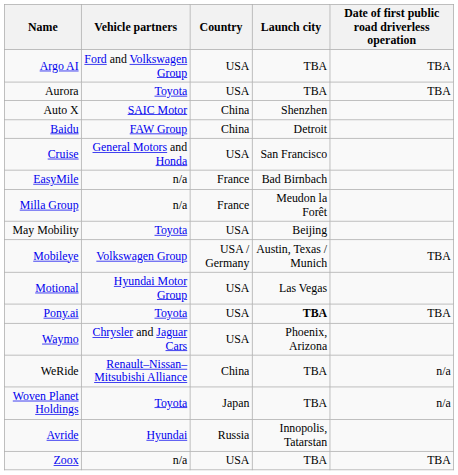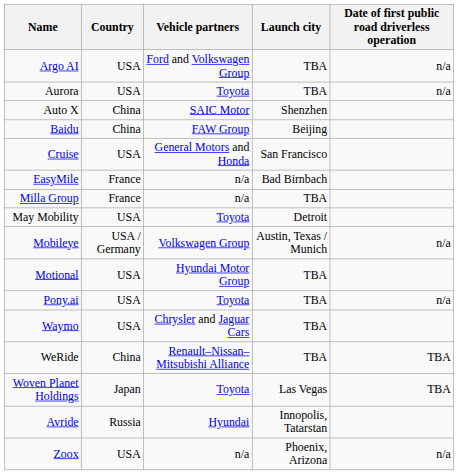columns swapped: (136, 27) <-> (221, 27)
(439, 65) TBA -> (444, 65) n/a
(439, 91) TBA -> (444, 91) n/a
(310, 128) Detroit -> (310, 128) Beijing
(302, 205) Meudon la Forêt -> (315, 198) TBA
(310, 230) Beijing -> (310, 217) Detroit
(439, 256) TBA -> (444, 242) n/a
(303, 288) Las Vegas -> (315, 274) TBA
(315, 313) bold -> (315, 300) normal
(439, 313) TBA -> (444, 300) n/a
(306, 339) Phoenix, Arizona -> (315, 325) TBA
(444, 371) n/a -> (439, 357) TBA
(315, 403) TBA -> (303, 389) Las Vegas
(444, 403) n/a -> (439, 389) TBA
(315, 460) TBA -> (306, 454) Phoenix, Arizona
(439, 460) TBA -> (444, 454) n/a
